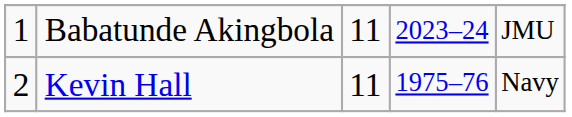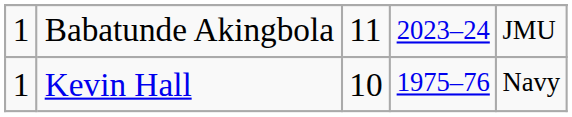(21, 83) 2 -> (21, 83) 1
(365, 83) 11 -> (366, 83) 10
